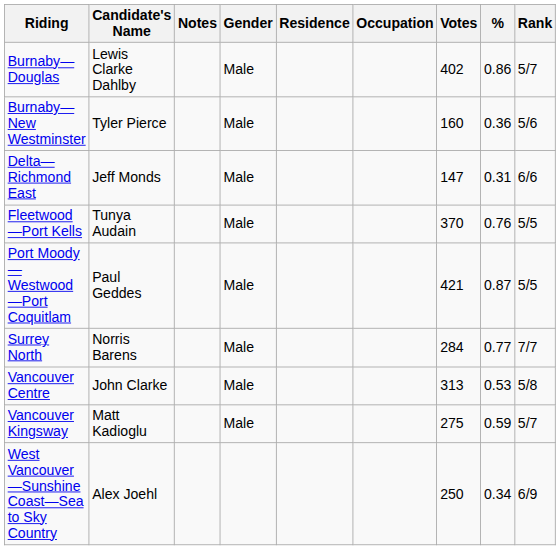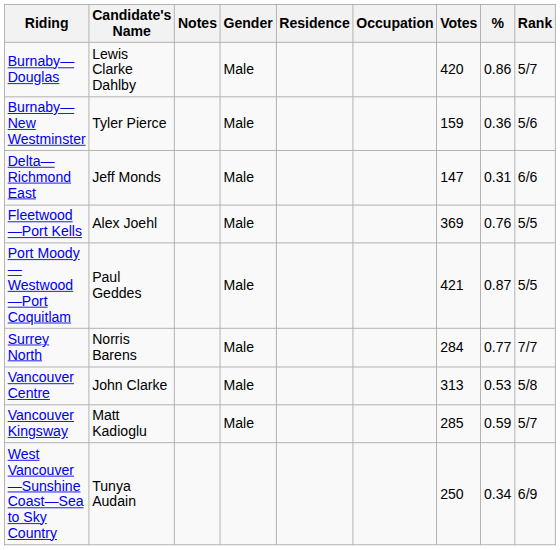(452, 69) 402 -> (452, 69) 420
(452, 123) 160 -> (452, 123) 159
(114, 223) Tunya Audain -> (125, 223) Alex Joehl
(452, 223) 370 -> (452, 223) 369
(452, 423) 275 -> (452, 423) 285
(125, 493) Alex Joehl -> (114, 493) Tunya Audain
